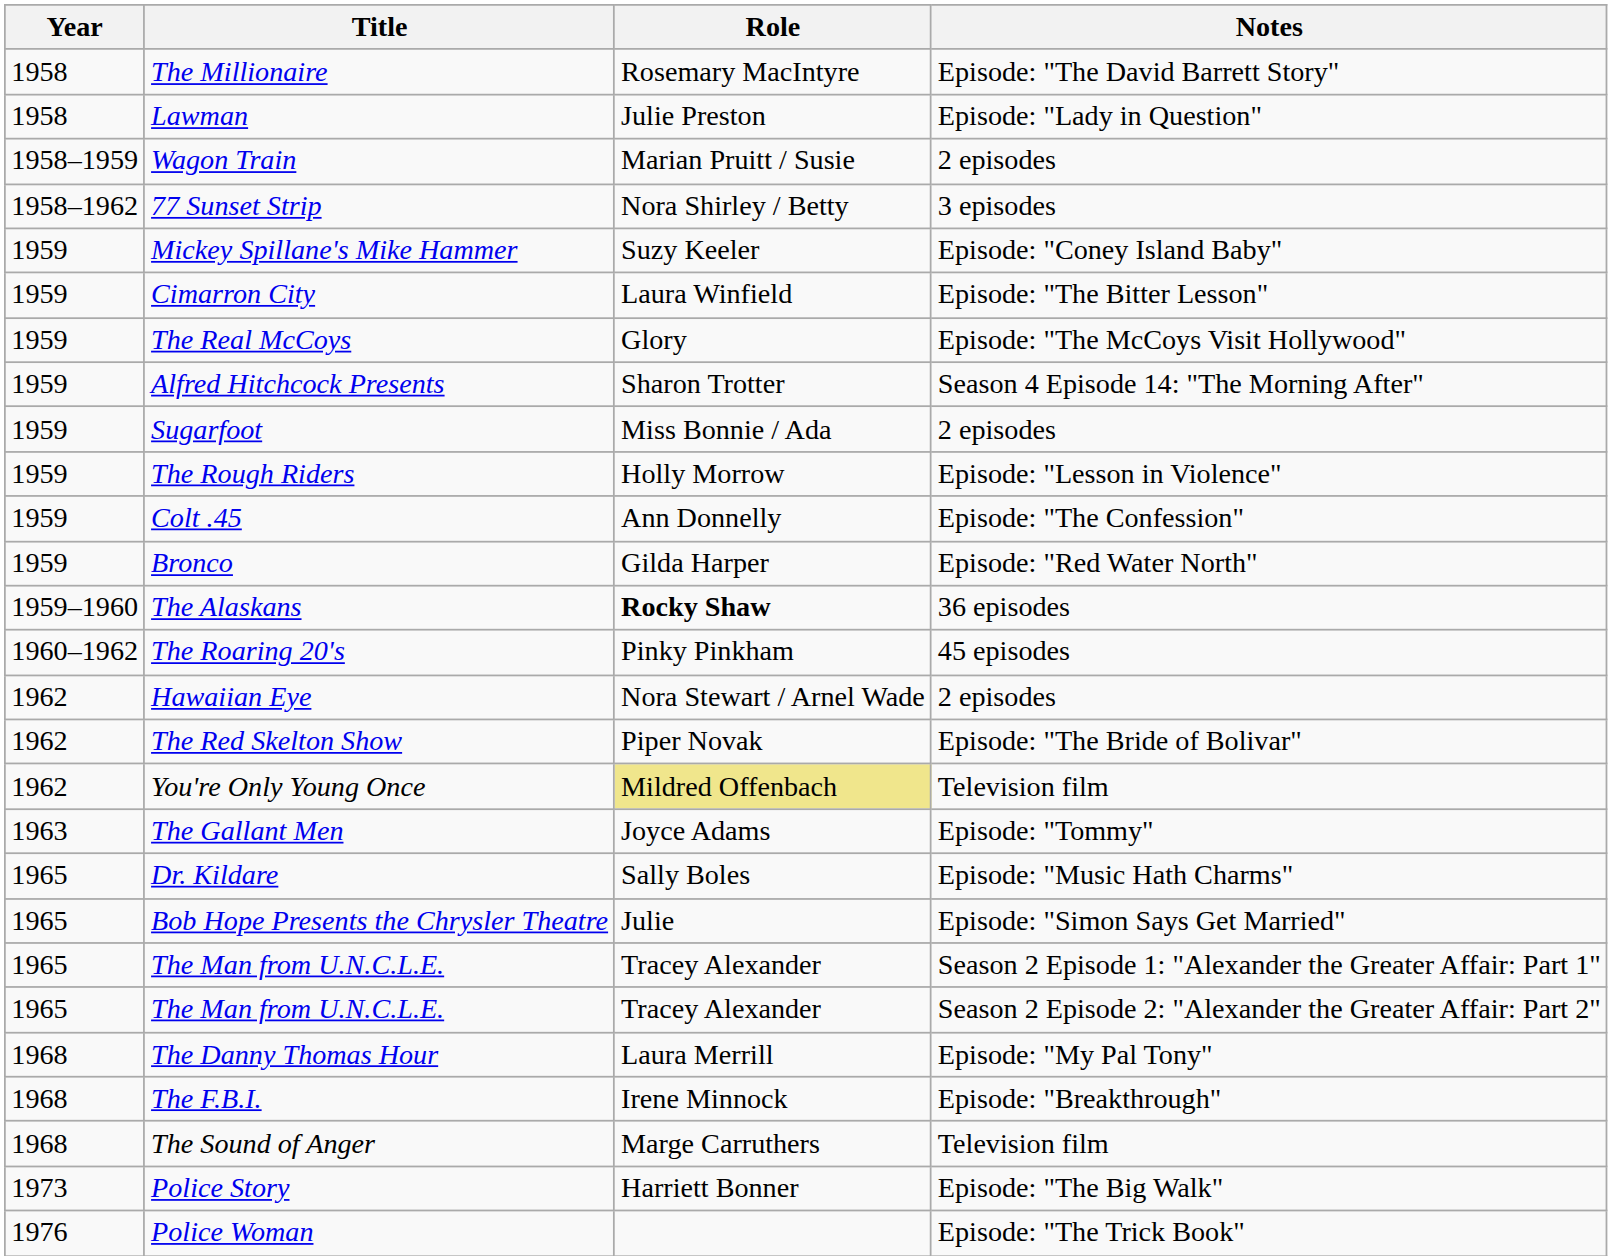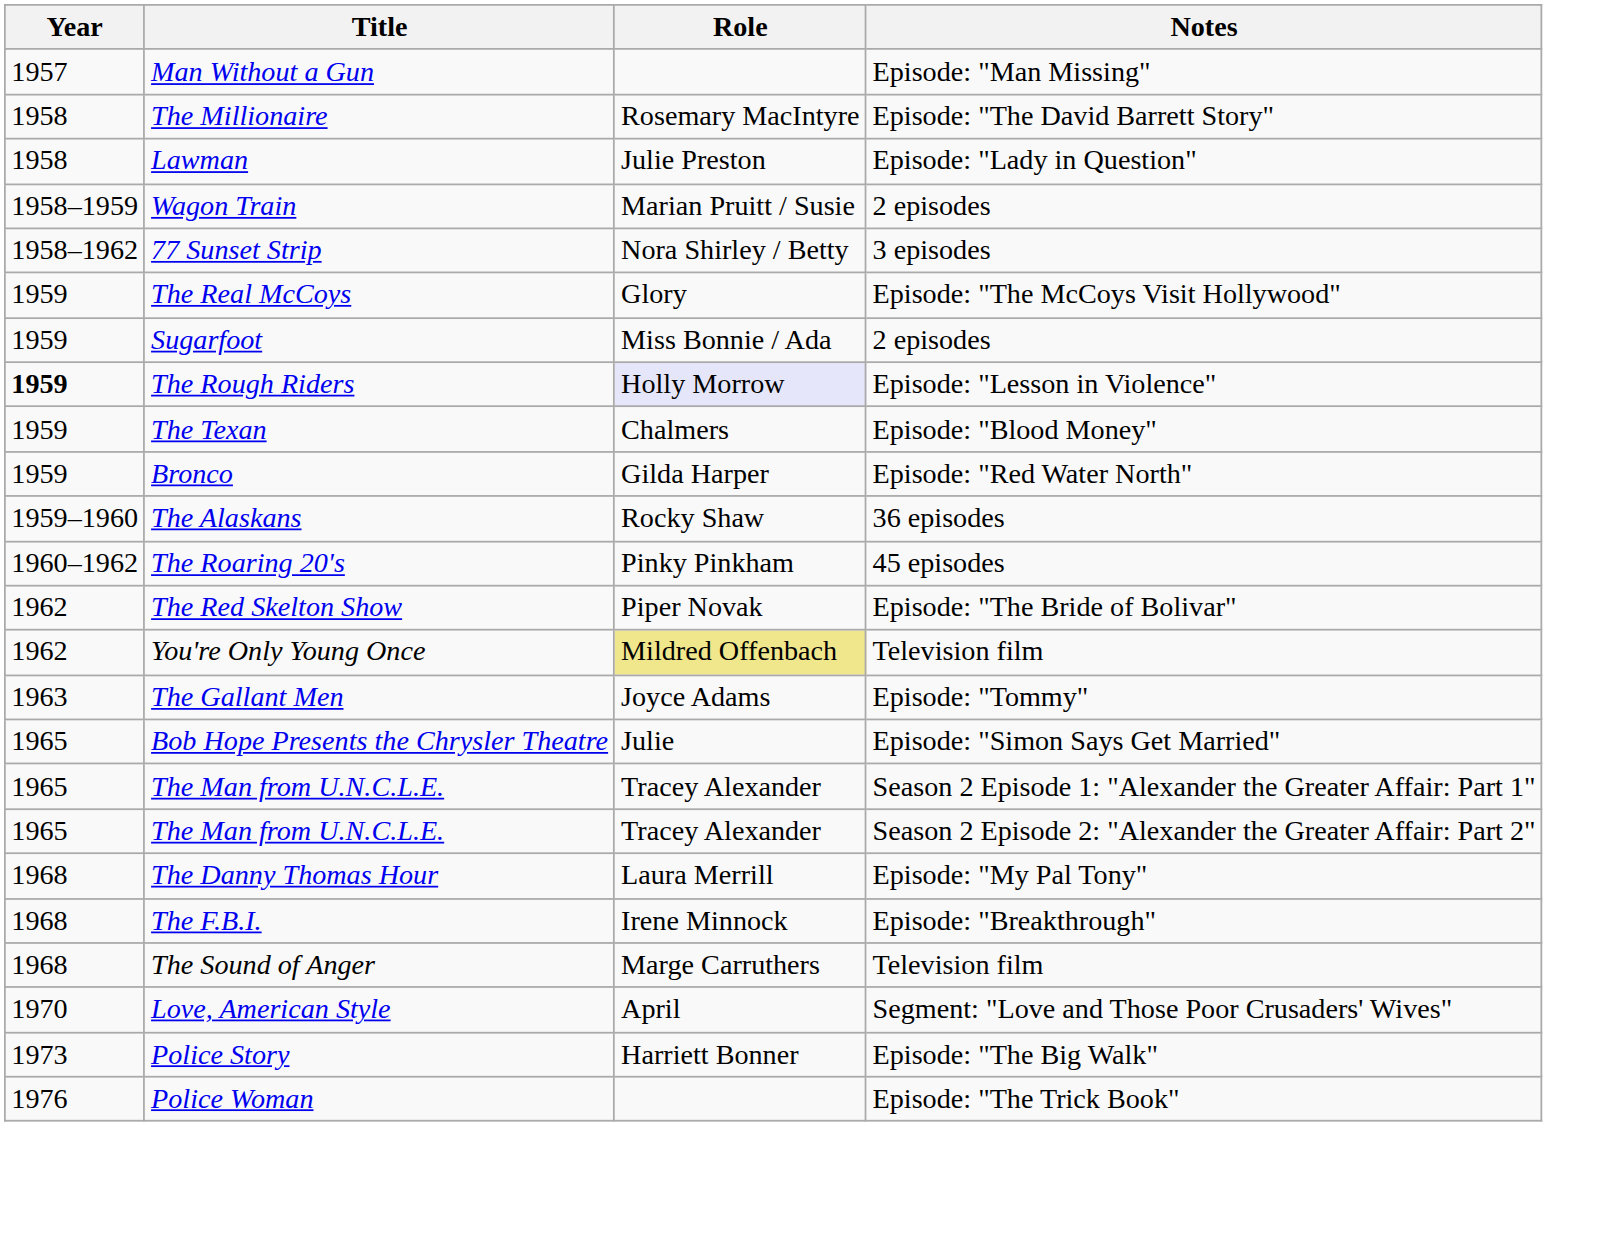+ row: (263, 71)
- row: (334, 250)
- row: (233, 294)
- row: (298, 384)
(40, 473) normal -> (40, 384) bold
(703, 473) no background -> (703, 384) lavender background
+ row: (209, 428)
- row: (196, 518)
(696, 607) bold -> (693, 518) normal
- row: (231, 696)
- row: (215, 875)
+ row: (271, 1009)
